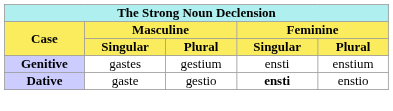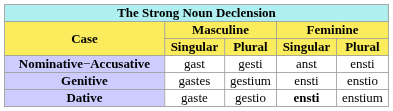+ row: (84, 64)
(353, 64) enstium -> (362, 81) enstio
(353, 81) enstio -> (362, 98) enstium
